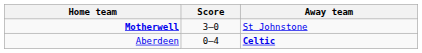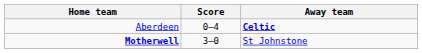rows swapped: (152, 26) <-> (157, 41)
